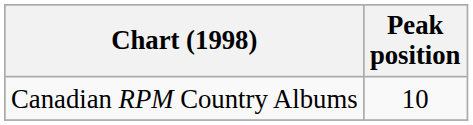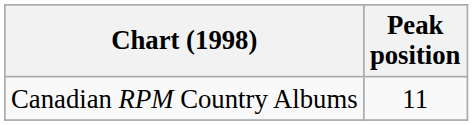(415, 98) 10 -> (415, 98) 11
